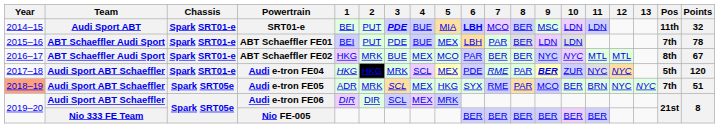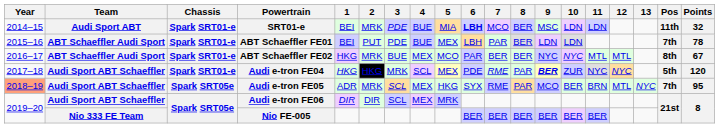(372, 26) PUT -> (372, 26) MRK
(397, 26) bold -> (397, 26) normal
(622, 85) NYC -> (622, 85) MTL
(698, 85) 51 -> (698, 85) 95
